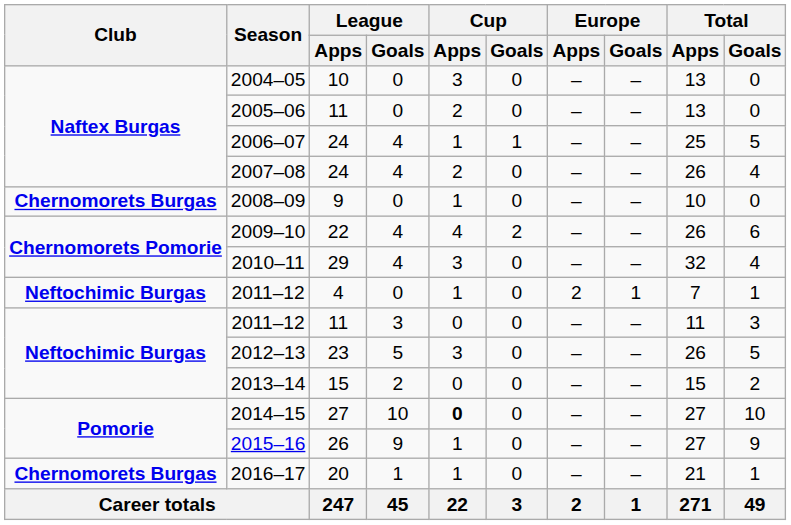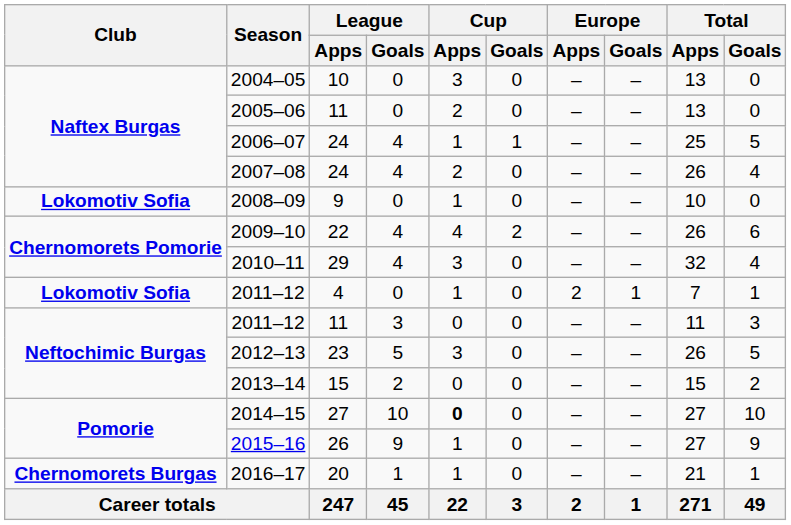(116, 202) Chernomorets Burgas -> (116, 202) Lokomotiv Sofia
(116, 293) Neftochimic Burgas -> (116, 293) Lokomotiv Sofia
